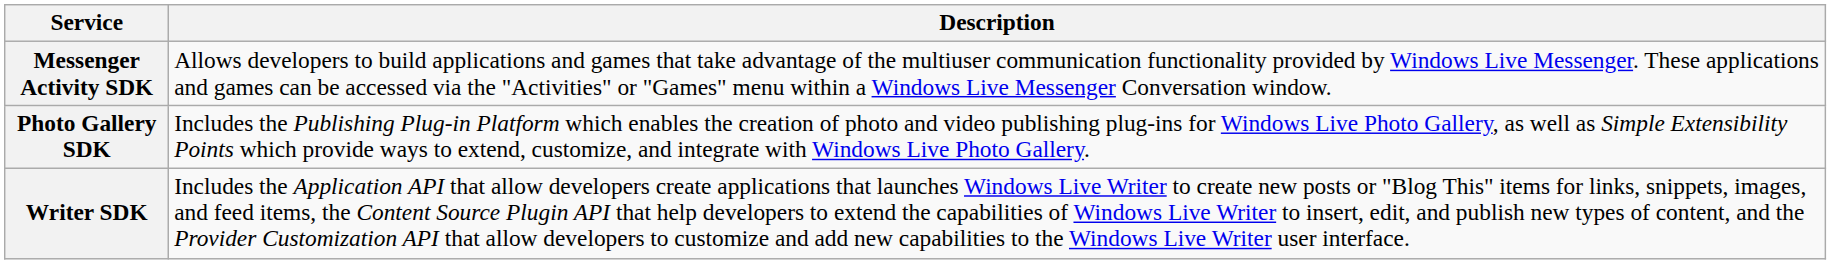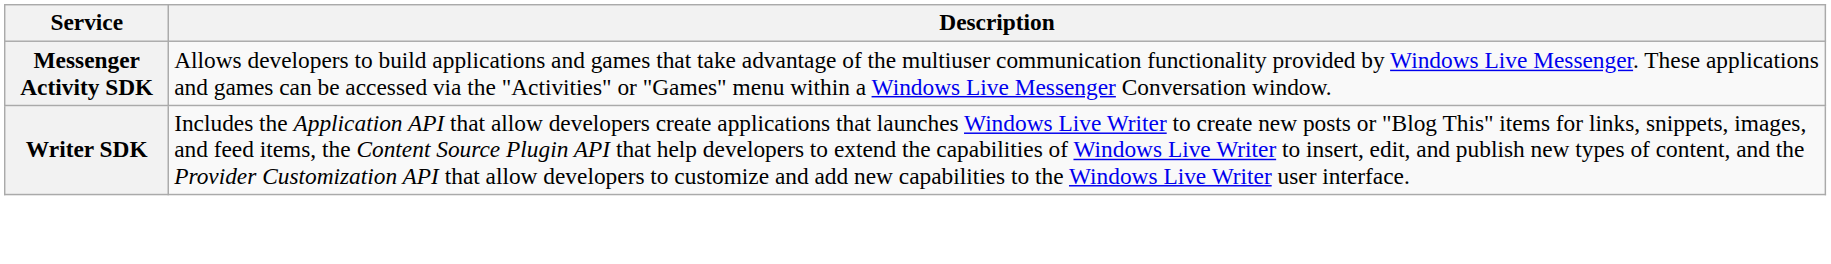- row: (87, 136)
